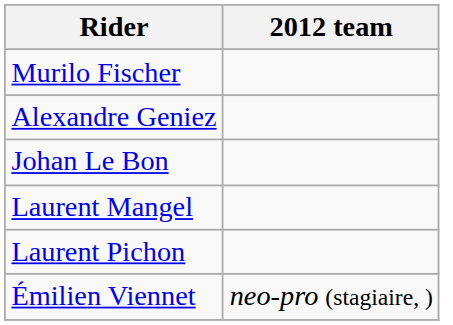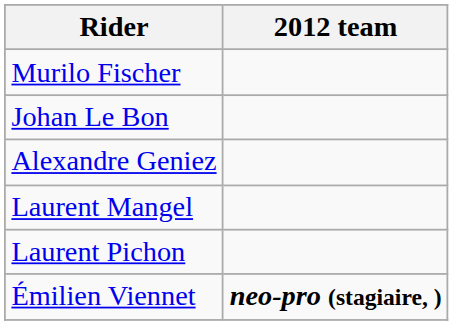rows swapped: (114, 116) <-> (90, 161)
(331, 296) normal -> (336, 296) bold
